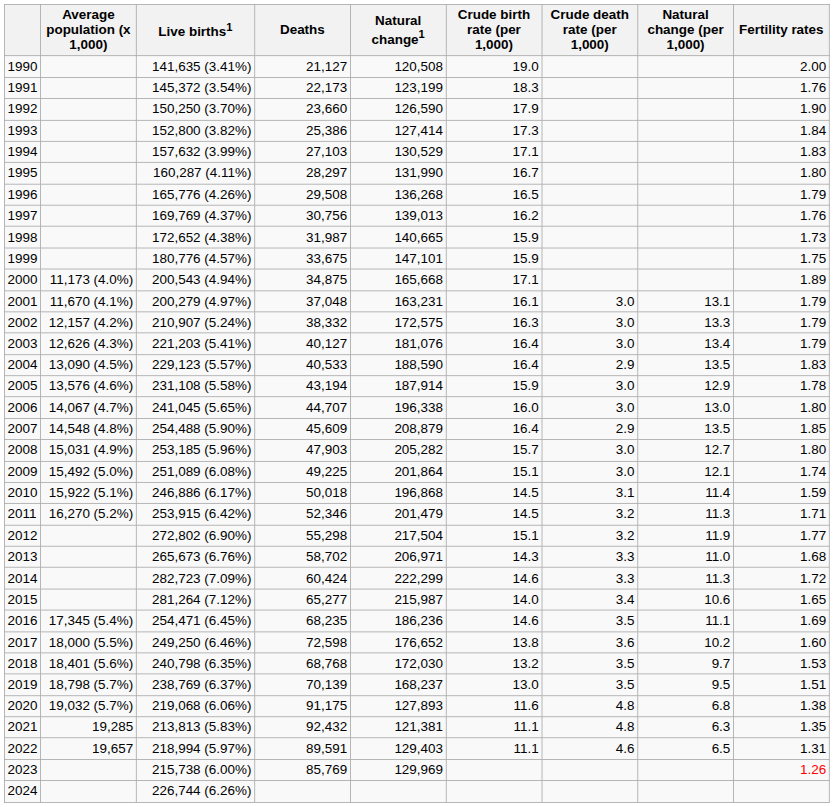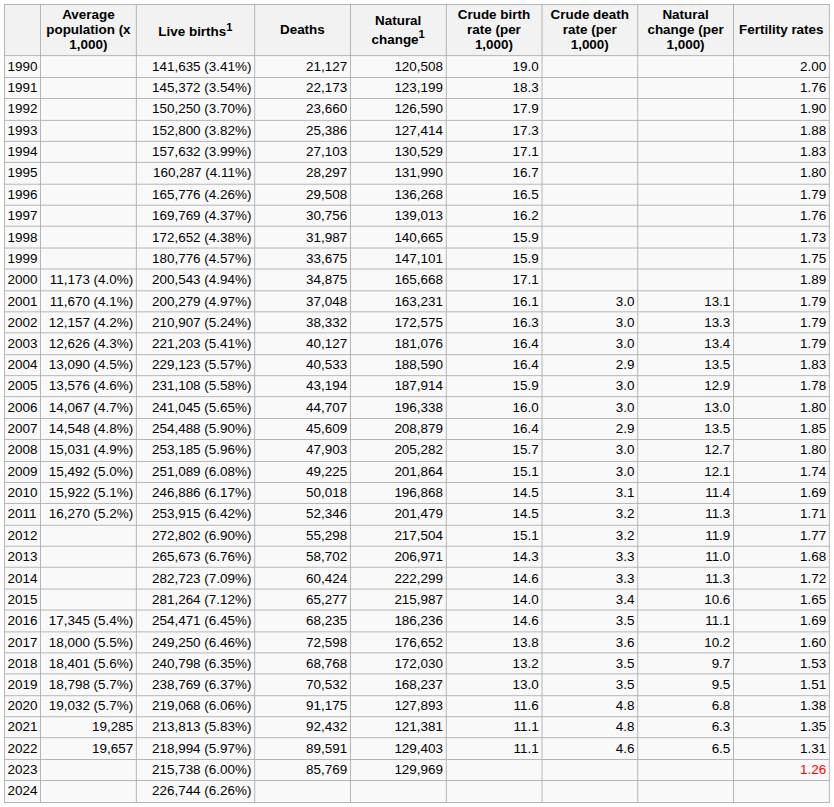(813, 130) 1.84 -> (813, 130) 1.88
(813, 493) 1.59 -> (813, 493) 1.69
(327, 684) 70,139 -> (327, 684) 70,532
